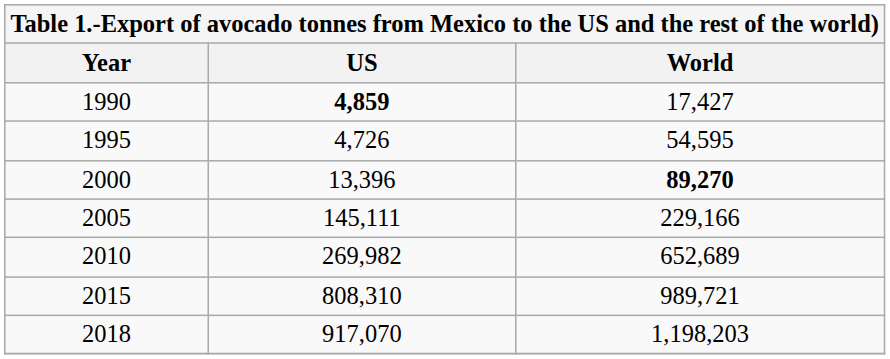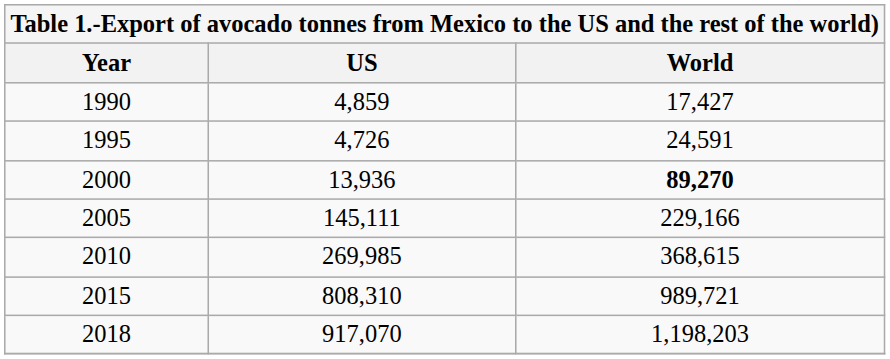(362, 101) bold -> (362, 101) normal
(700, 140) 54,595 -> (700, 140) 24,591
(362, 179) 13,396 -> (362, 179) 13,936
(362, 256) 269,982 -> (362, 256) 269,985
(700, 256) 652,689 -> (700, 256) 368,615
